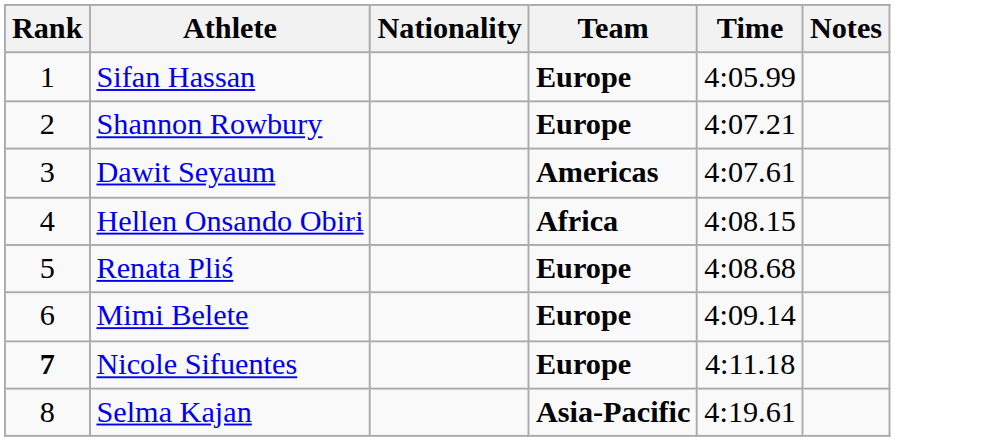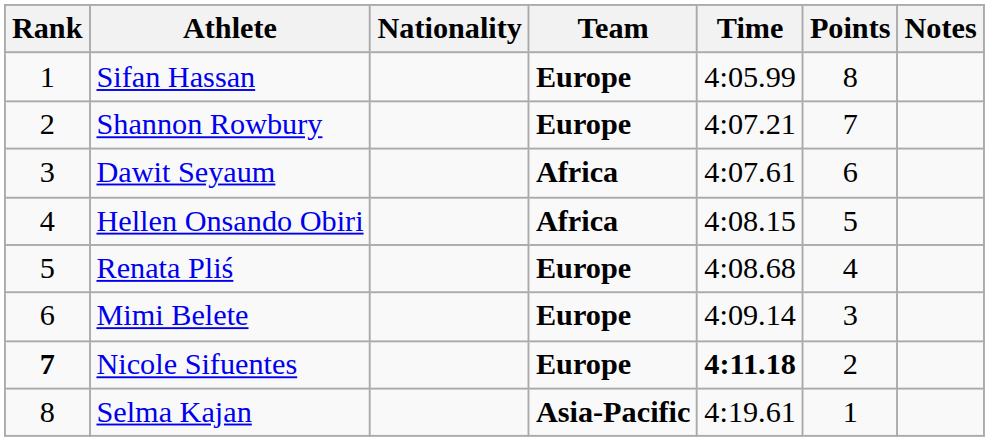+ column: (850, 28)
(597, 172) Americas -> (577, 172) Africa
(750, 364) normal -> (750, 364) bold
